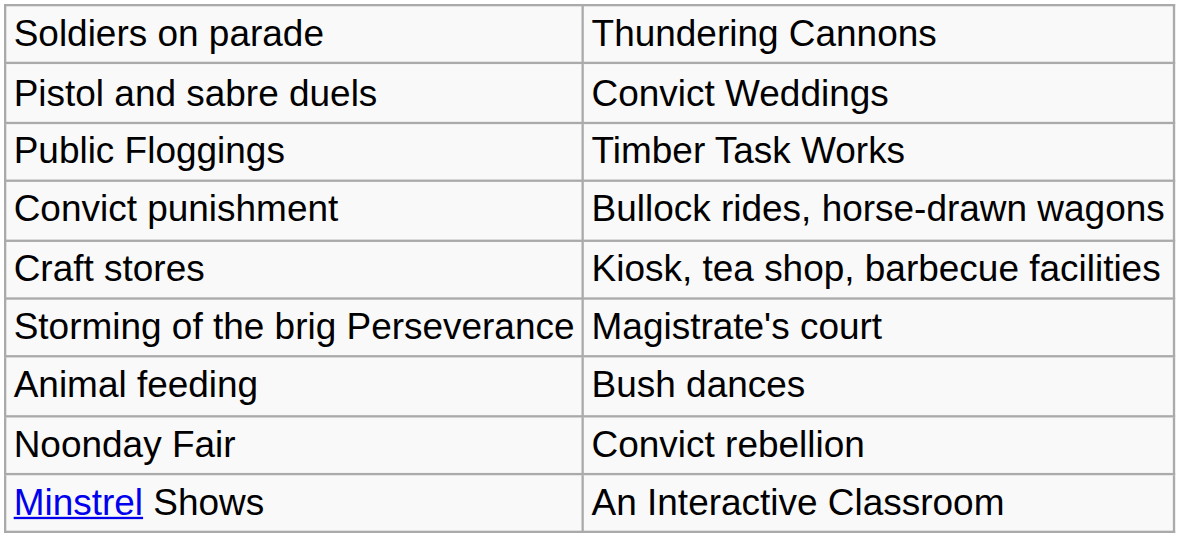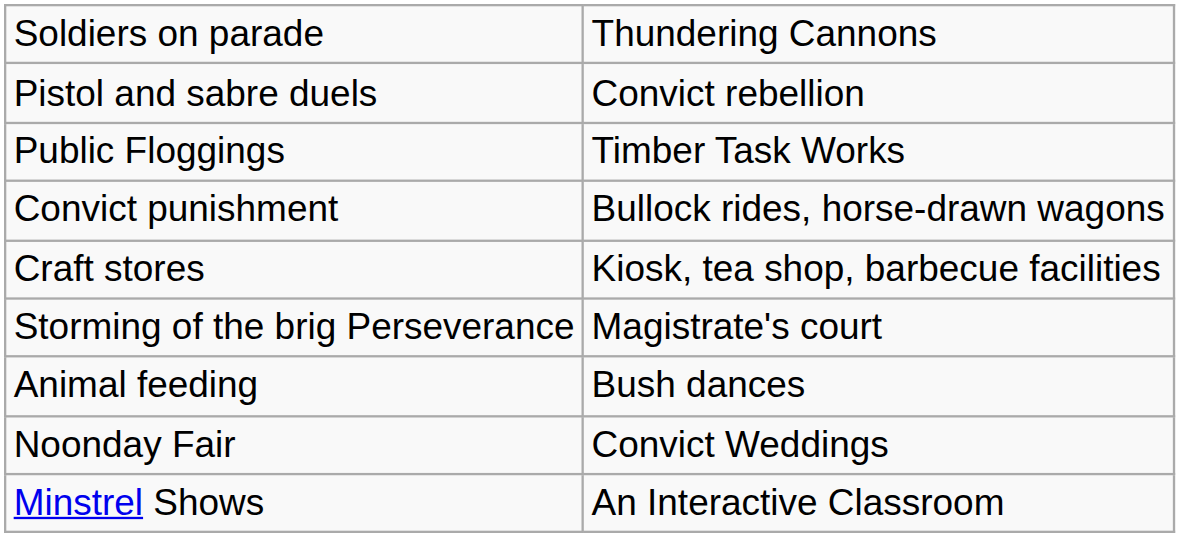(740, 92) Convict Weddings -> (728, 92) Convict rebellion
(728, 444) Convict rebellion -> (740, 444) Convict Weddings
